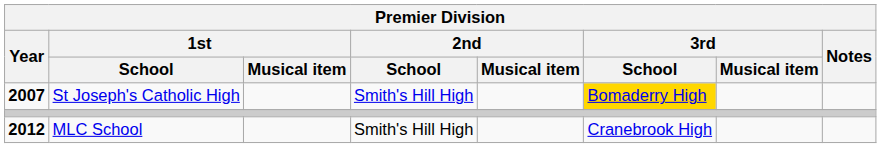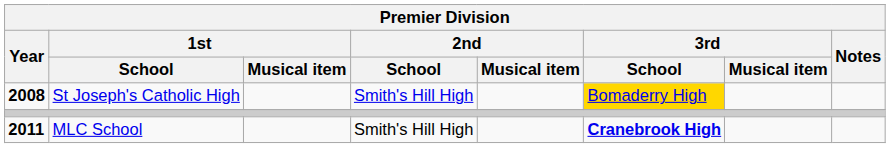(27, 95) 2007 -> (27, 95) 2008
(27, 129) 2012 -> (26, 129) 2011
(650, 129) normal -> (654, 129) bold
